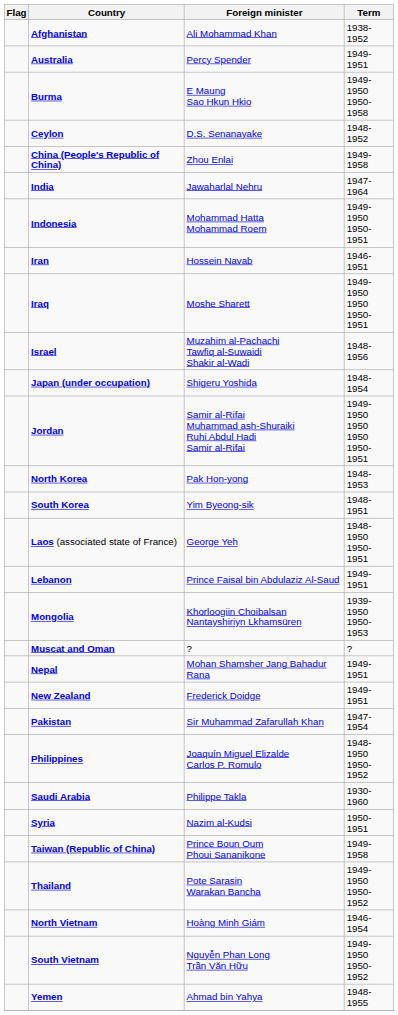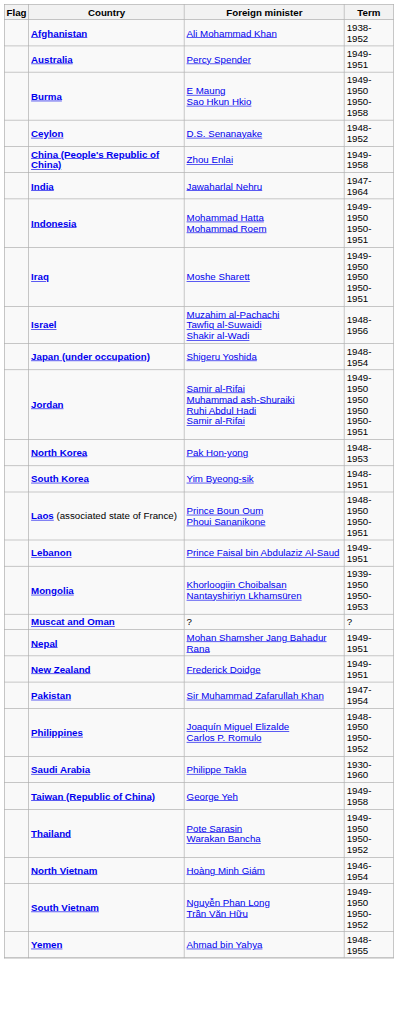- row: (40, 261)
(212, 542) George Yeh -> (226, 516) Prince Boun Oum Phoui Sananikone
- row: (43, 822)
(226, 849) Prince Boun Oum Phoui Sananikone -> (212, 796) George Yeh
